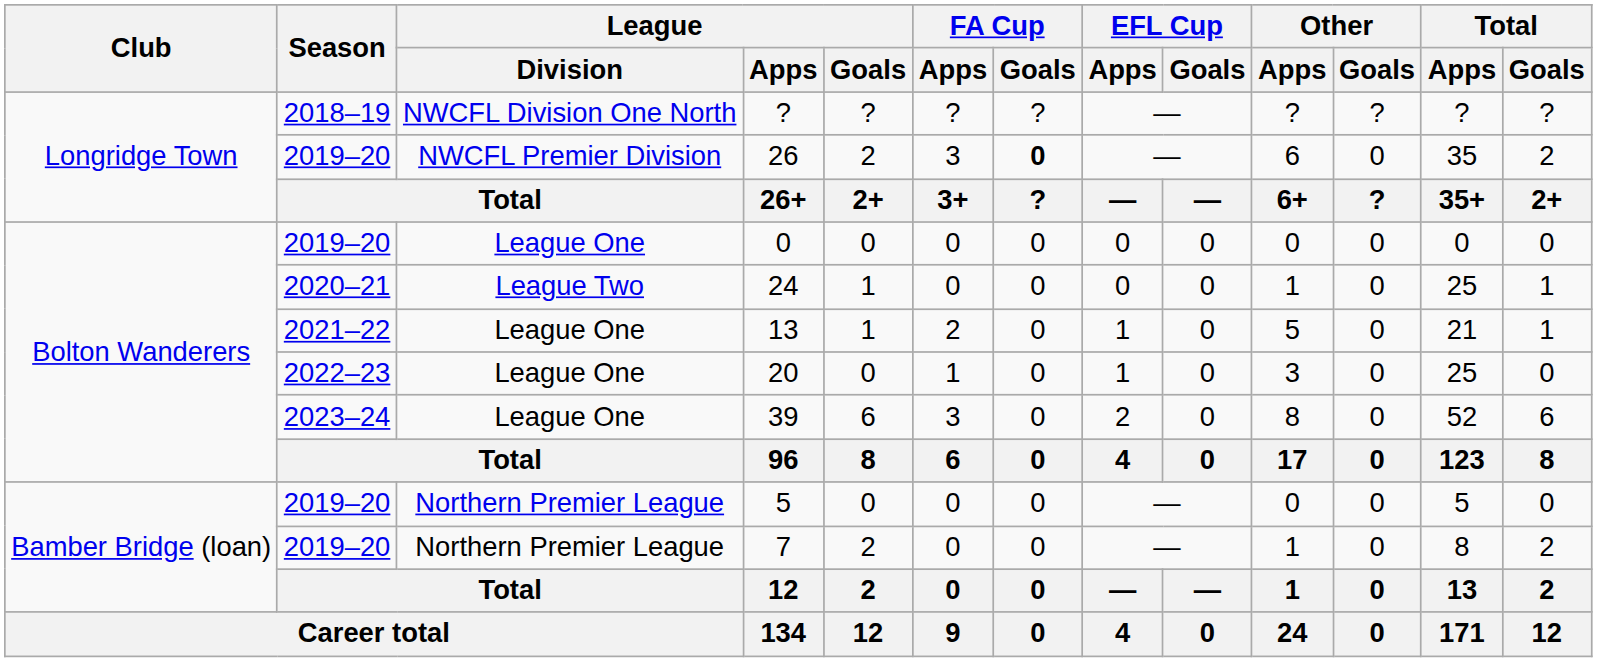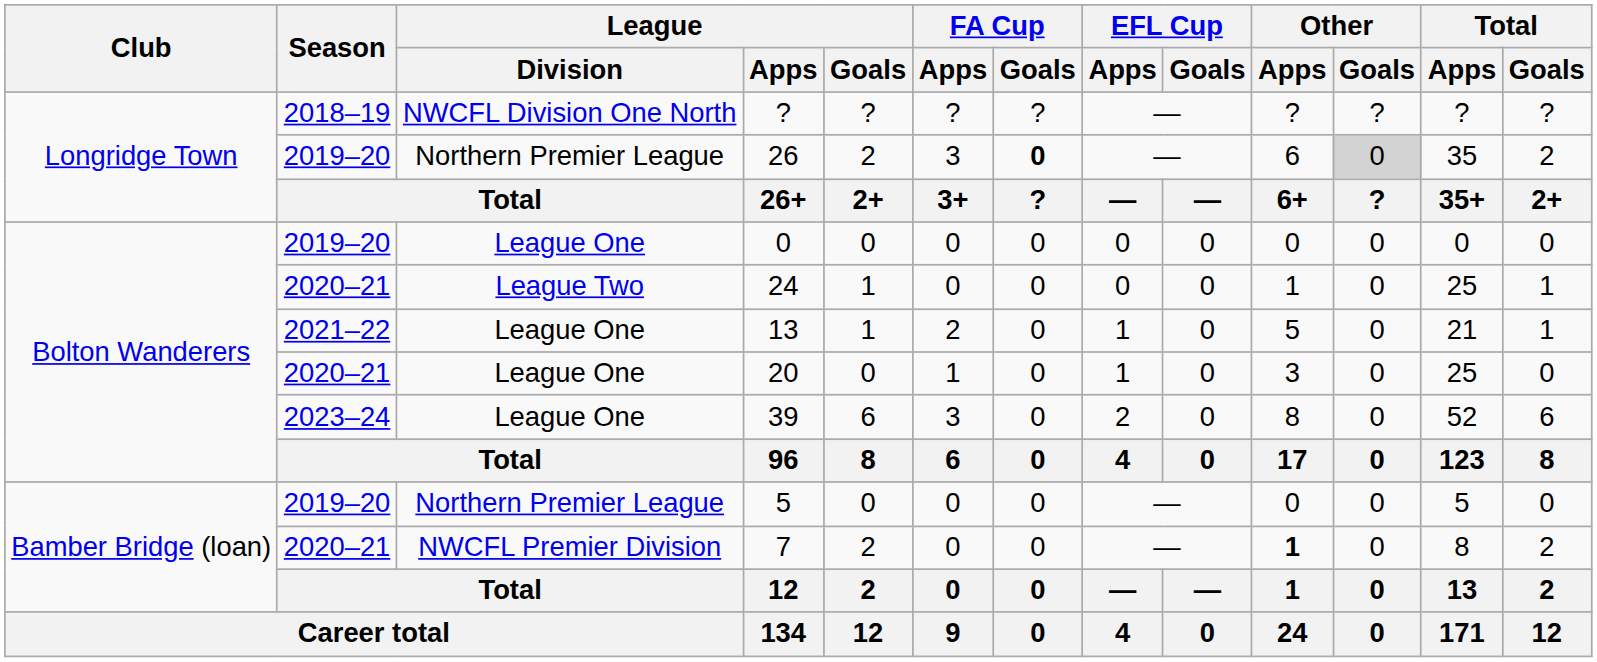(570, 156) NWCFL Premier Division -> (570, 156) Northern Premier League
(1377, 156) no background -> (1377, 156) lightgrey background
(337, 373) 2022–23 -> (337, 373) 2020–21
(337, 546) 2019–20 -> (337, 546) 2020–21
(570, 546) Northern Premier League -> (570, 546) NWCFL Premier Division
(1292, 546) normal -> (1292, 546) bold
